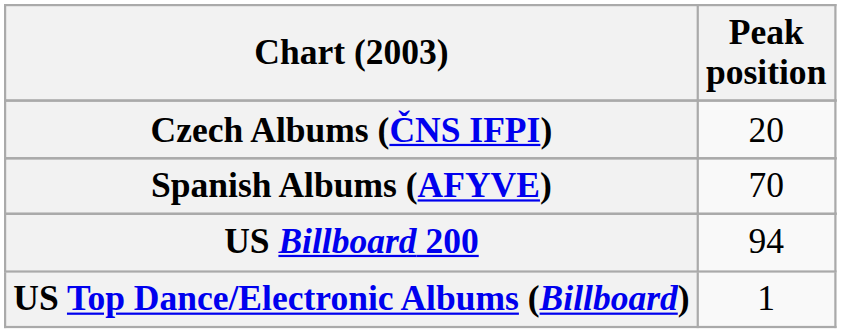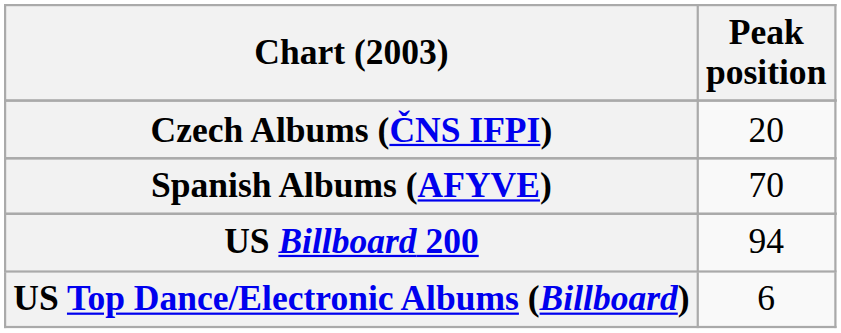(766, 297) 1 -> (766, 297) 6
